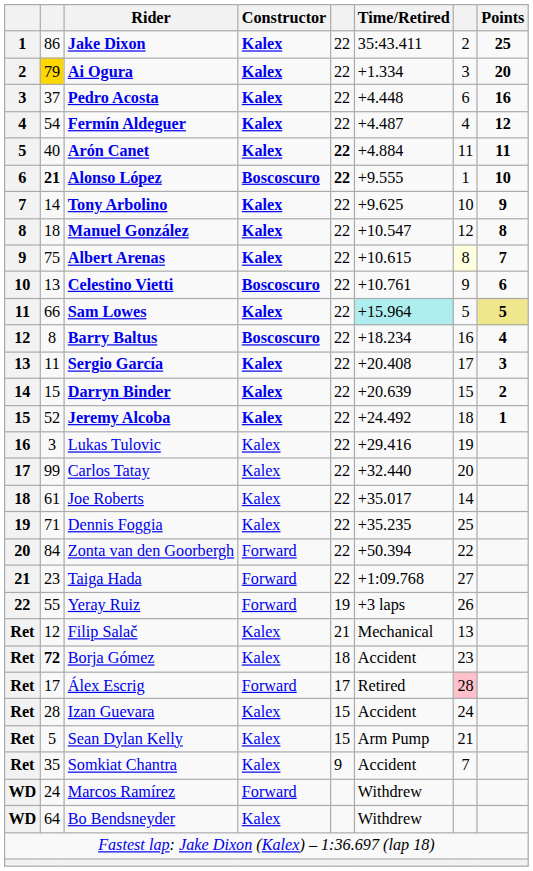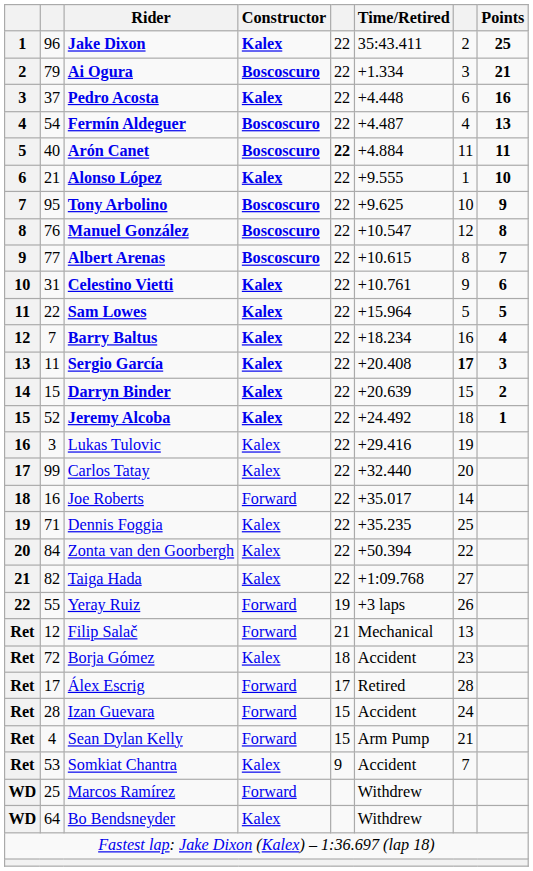(52, 44) 86 -> (52, 44) 96
(52, 70) gold background -> (52, 70) no background
(262, 70) Kalex -> (281, 70) Boscoscuro
(503, 70) 20 -> (503, 70) 21
(262, 124) Kalex -> (281, 124) Boscoscuro
(503, 124) 12 -> (503, 124) 13
(262, 150) Kalex -> (281, 150) Boscoscuro
(52, 177) bold -> (52, 177) normal
(281, 177) Boscoscuro -> (262, 177) Kalex
(342, 177) bold -> (342, 177) normal
(52, 204) 14 -> (52, 204) 95
(262, 204) Kalex -> (281, 204) Boscoscuro
(52, 231) 18 -> (52, 231) 76
(262, 231) Kalex -> (281, 231) Boscoscuro
(52, 257) 75 -> (52, 257) 77
(262, 257) Kalex -> (281, 257) Boscoscuro
(466, 257) lightyellow background -> (466, 257) no background
(52, 284) 13 -> (52, 284) 31
(281, 284) Boscoscuro -> (262, 284) Kalex
(52, 311) 66 -> (52, 311) 22
(385, 311) paleturquoise background -> (385, 311) no background
(503, 311) khaki background -> (503, 311) no background
(52, 337) 8 -> (52, 337) 7
(281, 337) Boscoscuro -> (262, 337) Kalex
(466, 364) normal -> (466, 364) bold
(52, 498) 61 -> (52, 498) 16
(261, 498) Kalex -> (269, 498) Forward
(269, 551) Forward -> (261, 551) Kalex
(52, 578) 23 -> (52, 578) 82
(269, 578) Forward -> (261, 578) Kalex
(261, 631) Kalex -> (269, 631) Forward
(52, 658) bold -> (52, 658) normal
(466, 684) pink background -> (466, 684) no background
(261, 711) Kalex -> (269, 711) Forward
(52, 738) 5 -> (52, 738) 4
(261, 738) Kalex -> (269, 738) Forward
(52, 765) 35 -> (52, 765) 53
(52, 791) 24 -> (52, 791) 25
